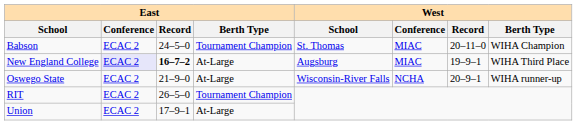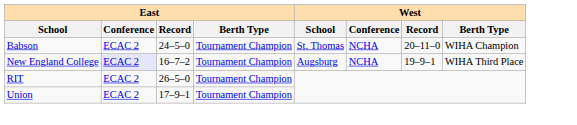(408, 45) MIAC -> (363, 45) NCHA
(174, 62) bold -> (174, 62) normal
(215, 62) At-Large -> (244, 62) Tournament Champion
(408, 62) MIAC -> (363, 62) NCHA
- row: (35, 78)
(215, 111) At-Large -> (244, 95) Tournament Champion
